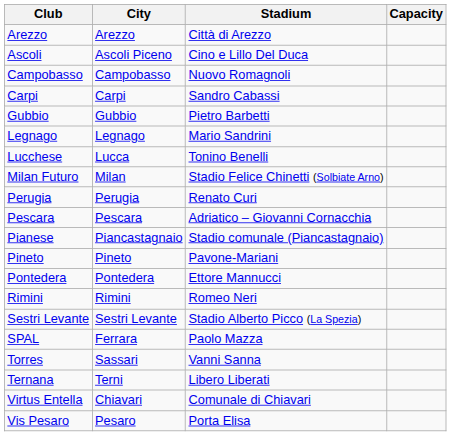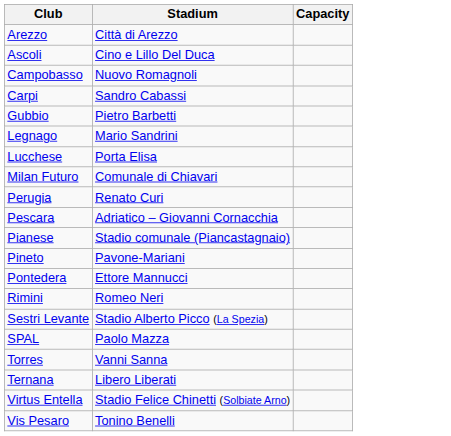- column: (139, 14)
(228, 156) Tonino Benelli -> (126, 156) Porta Elisa
(286, 177) Stadio Felice Chinetti (Solbiate Arno) -> (156, 177) Comunale di Chiavari
(250, 400) Comunale di Chiavari -> (193, 400) Stadio Felice Chinetti (Solbiate Arno)
(219, 420) Porta Elisa -> (135, 420) Tonino Benelli
